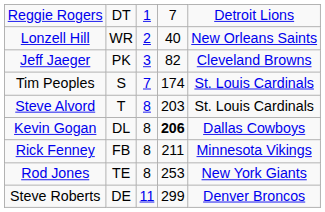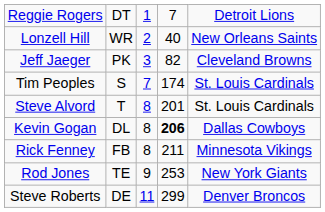(173, 106) 203 -> (173, 106) 201
(147, 173) 8 -> (147, 173) 9
